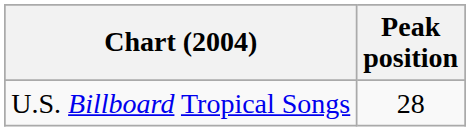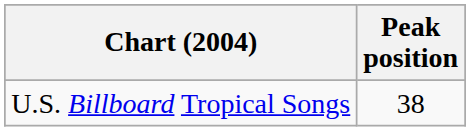(411, 102) 28 -> (411, 102) 38
